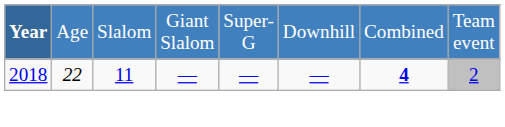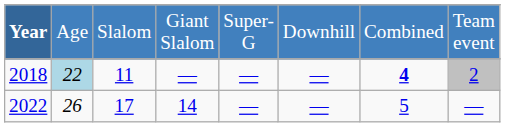(72, 74) no background -> (72, 74) lightblue background
+ row: (28, 106)
